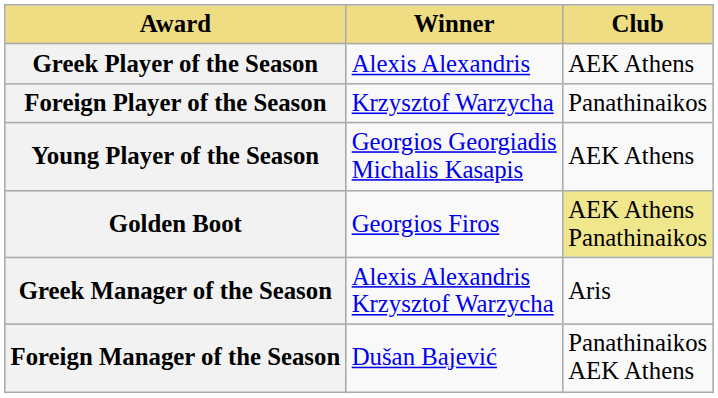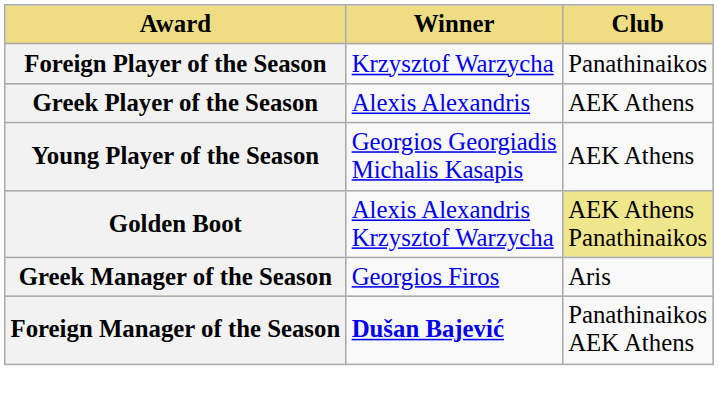rows swapped: (175, 63) <-> (175, 102)
(425, 223) Georgios Firos -> (453, 223) Alexis Alexandris Krzysztof Warzycha
(453, 290) Alexis Alexandris Krzysztof Warzycha -> (425, 276) Georgios Firos
(424, 357) normal -> (428, 329) bold
